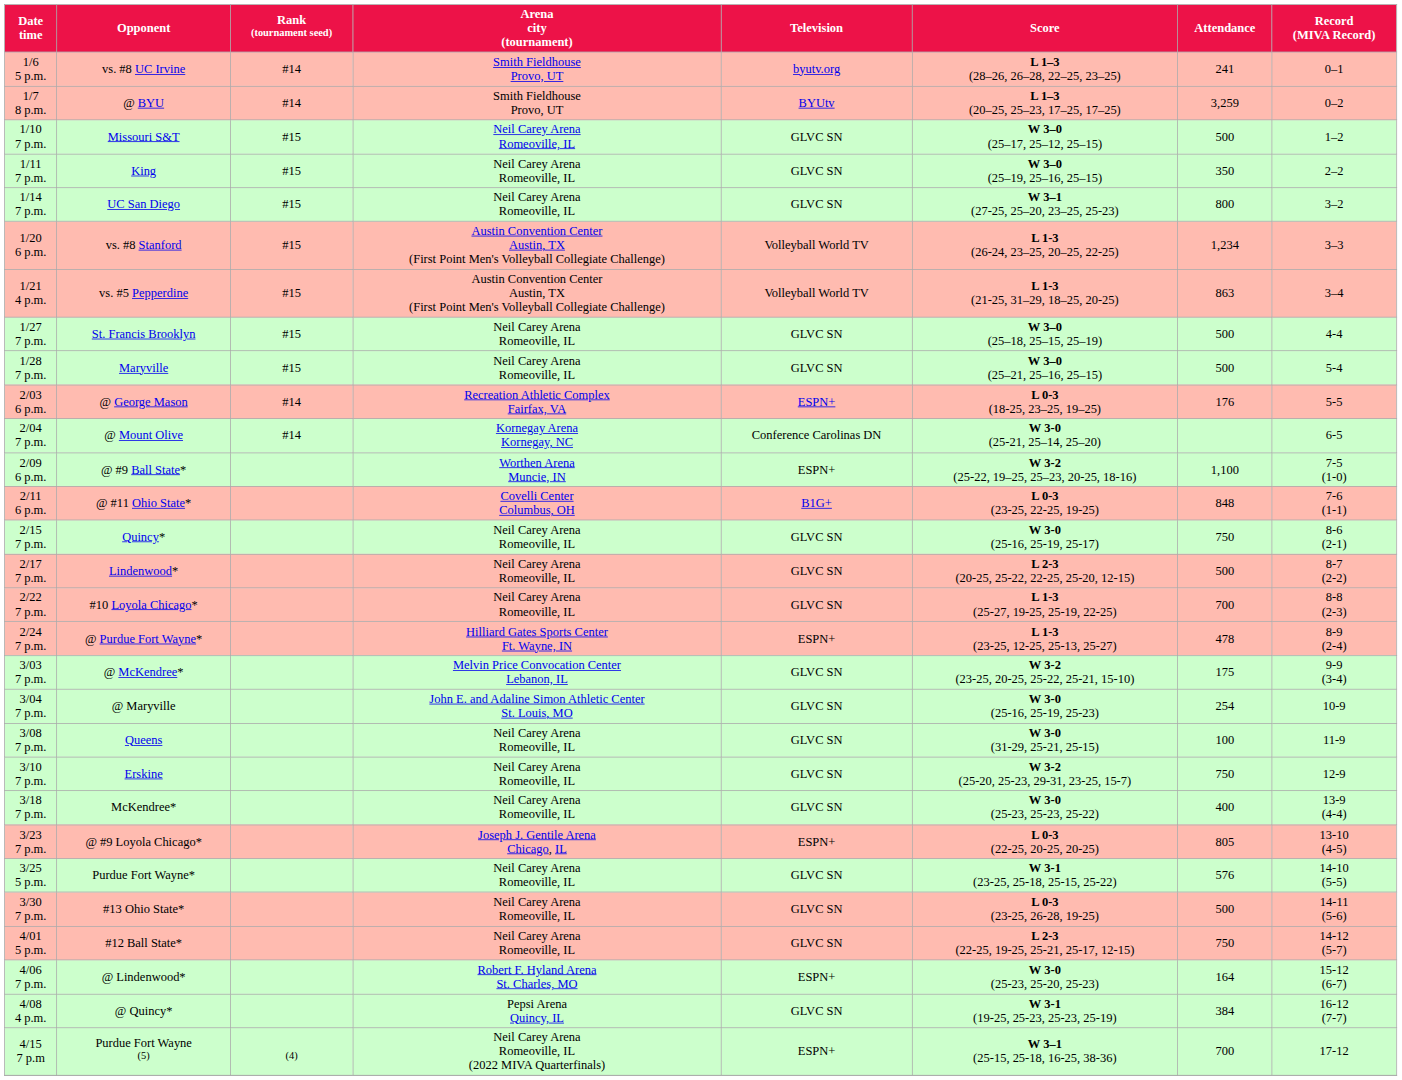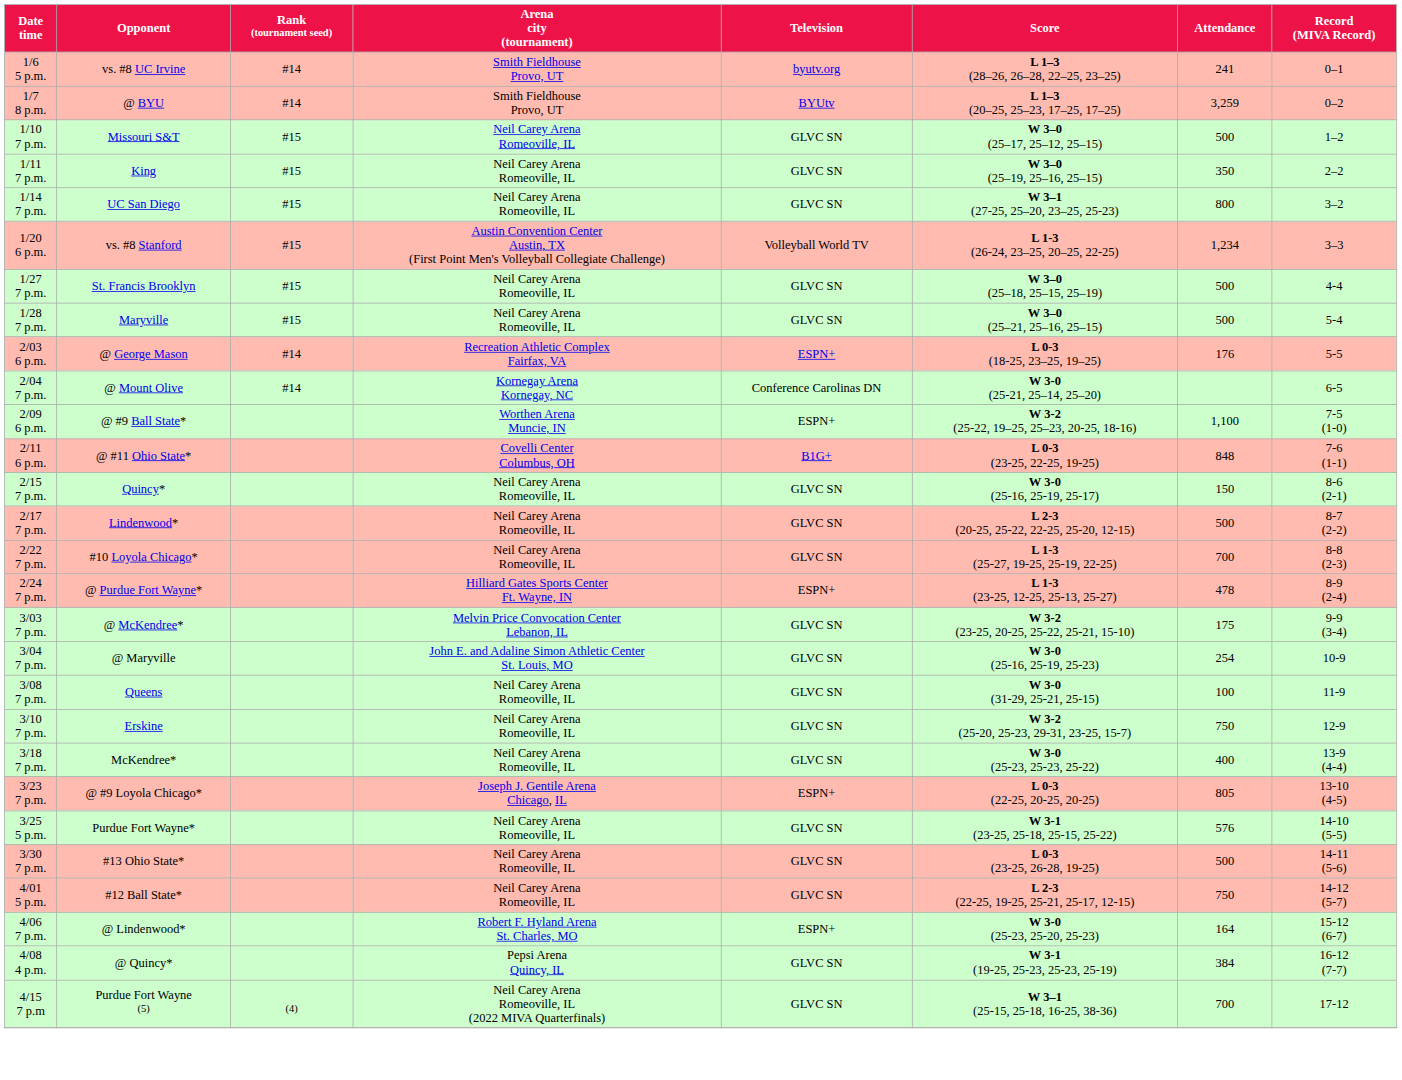- row: (31, 293)
(1225, 537) 750 -> (1225, 489) 150
(817, 1051) ESPN+ -> (817, 1003) GLVC SN
